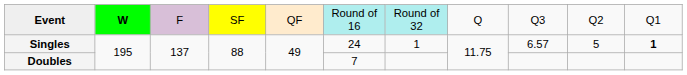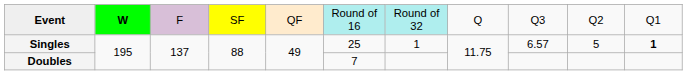(354, 44) 24 -> (354, 44) 25
